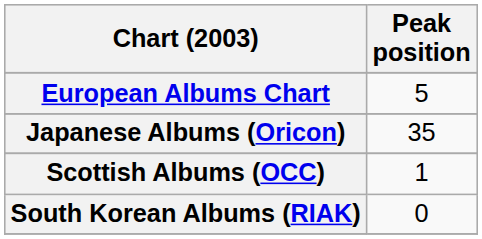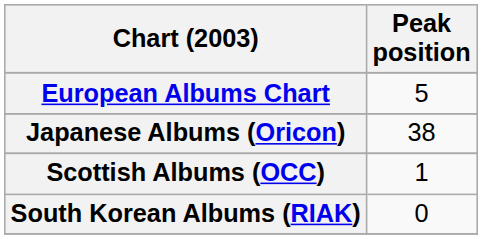(422, 133) 35 -> (422, 133) 38
